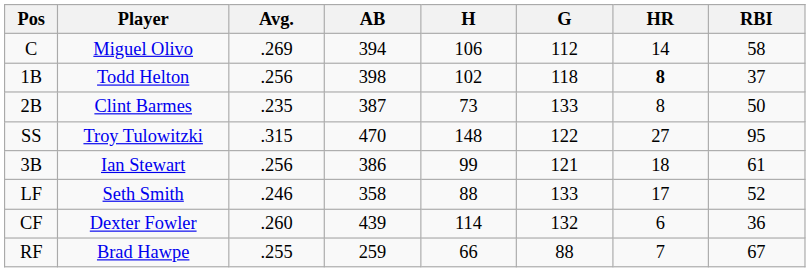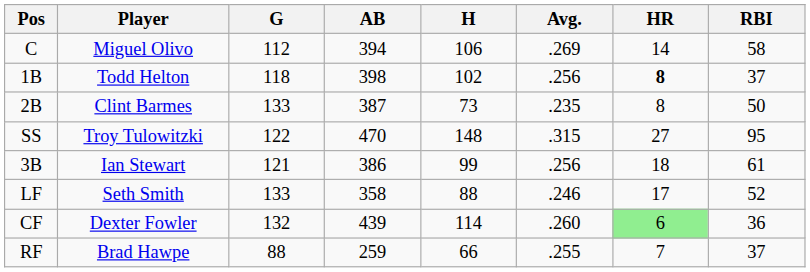columns swapped: (564, 19) <-> (276, 19)
(660, 223) no background -> (660, 223) lightgreen background
(756, 252) 67 -> (756, 252) 37
